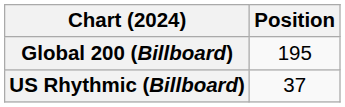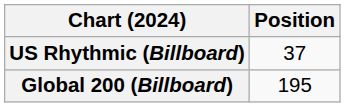rows swapped: (127, 53) <-> (127, 85)
